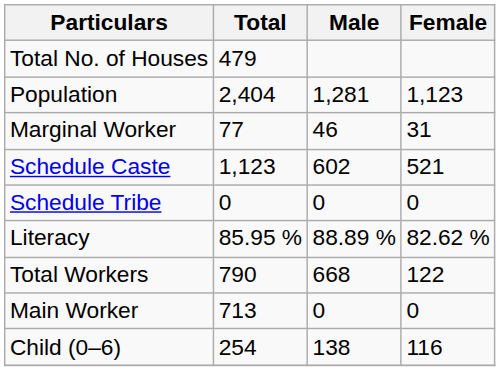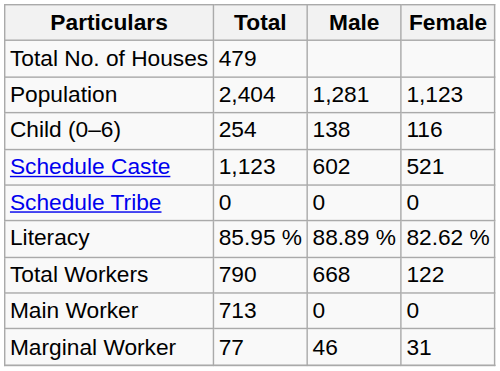rows swapped: (66, 346) <-> (93, 130)
